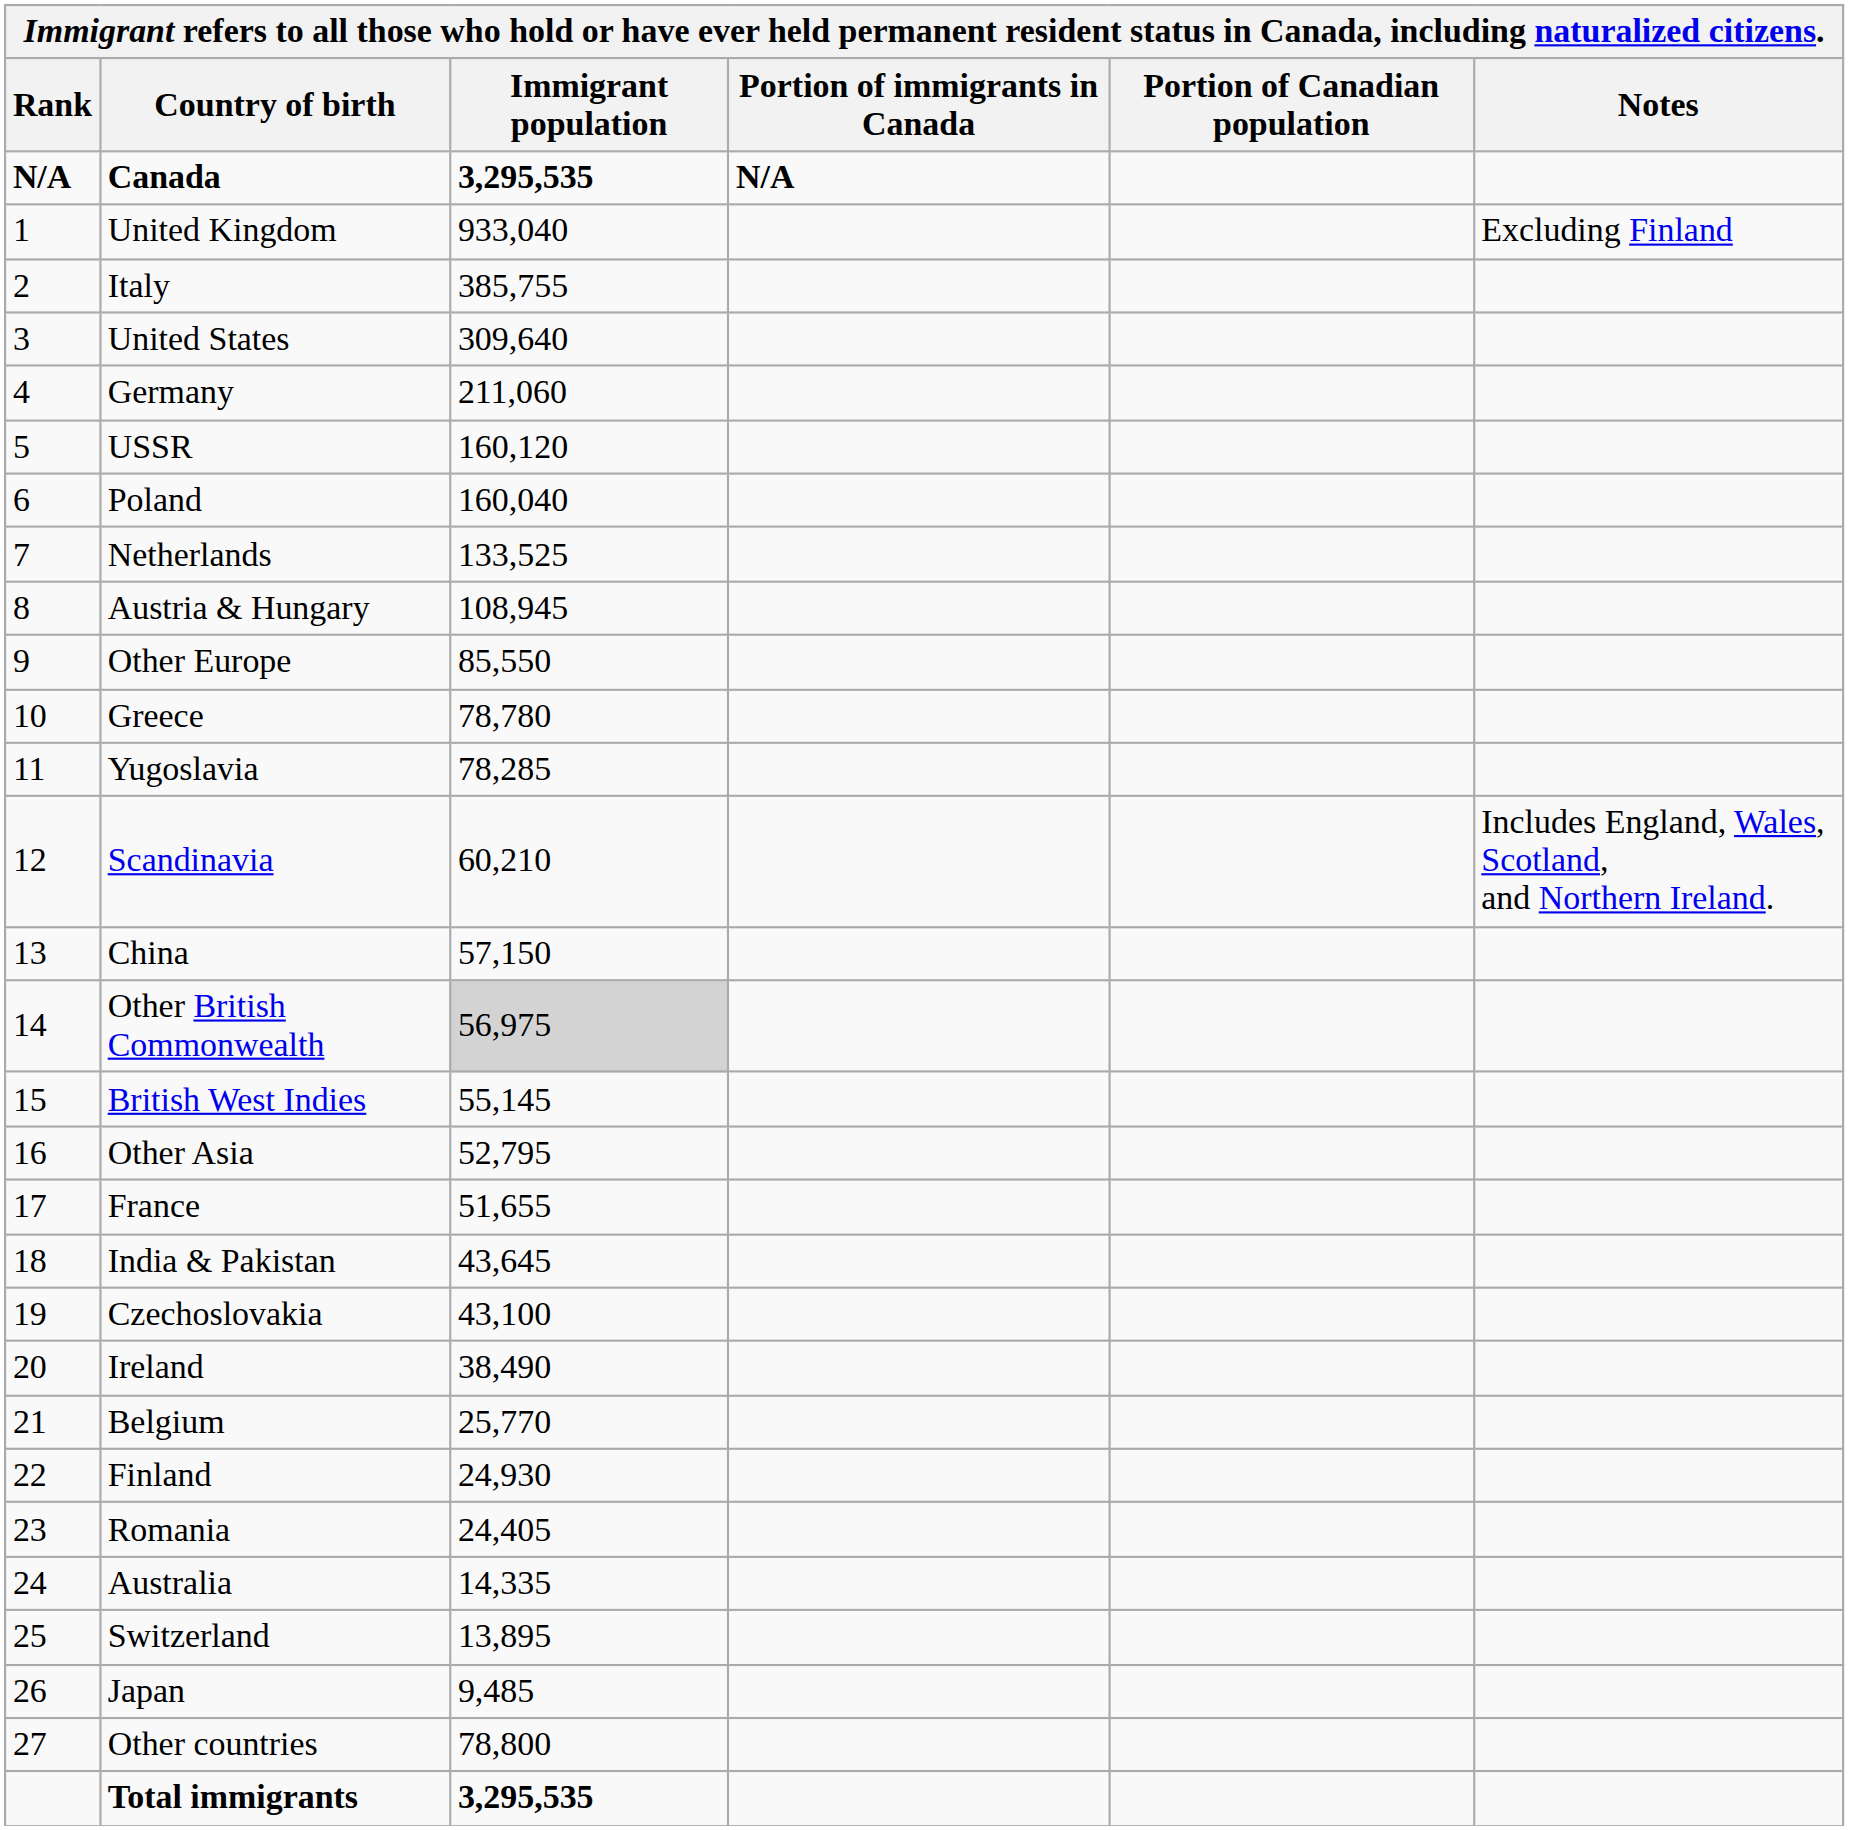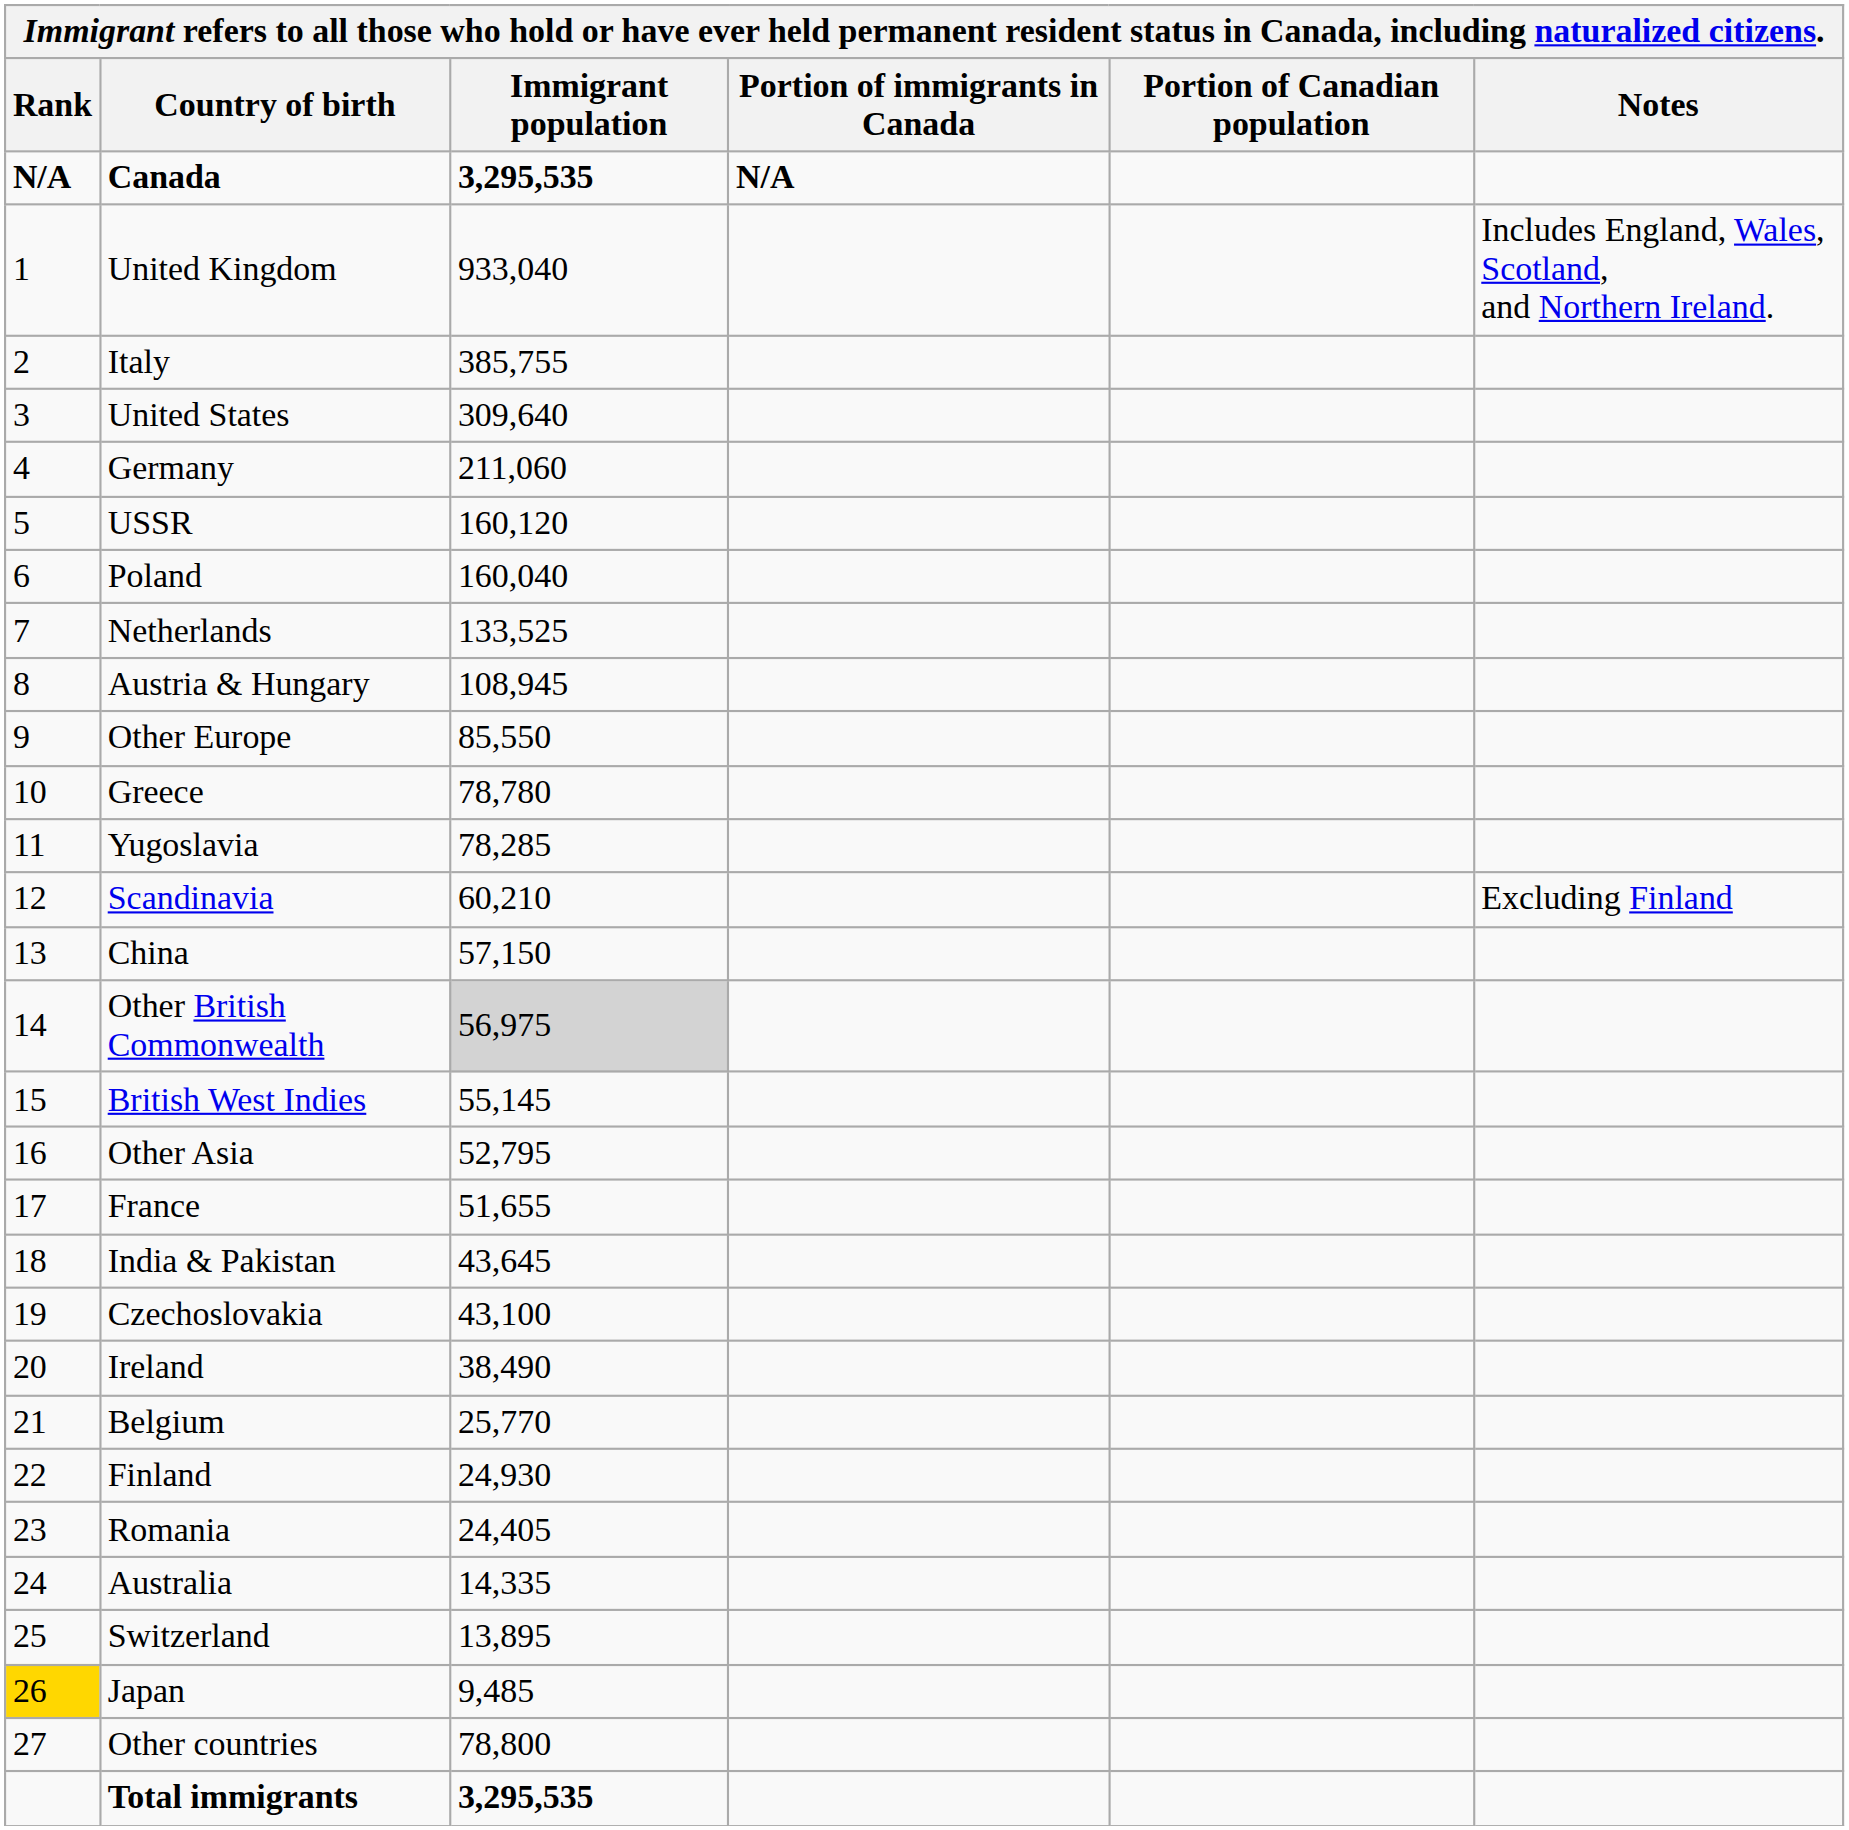(1607, 230) Excluding Finland -> (1653, 269) Includes England, Wales, Scotland, and Northern Ireland.
(1653, 860) Includes England, Wales, Scotland, and Northern Ireland. -> (1607, 899) Excluding Finland
(30, 1690) no background -> (30, 1690) gold background
